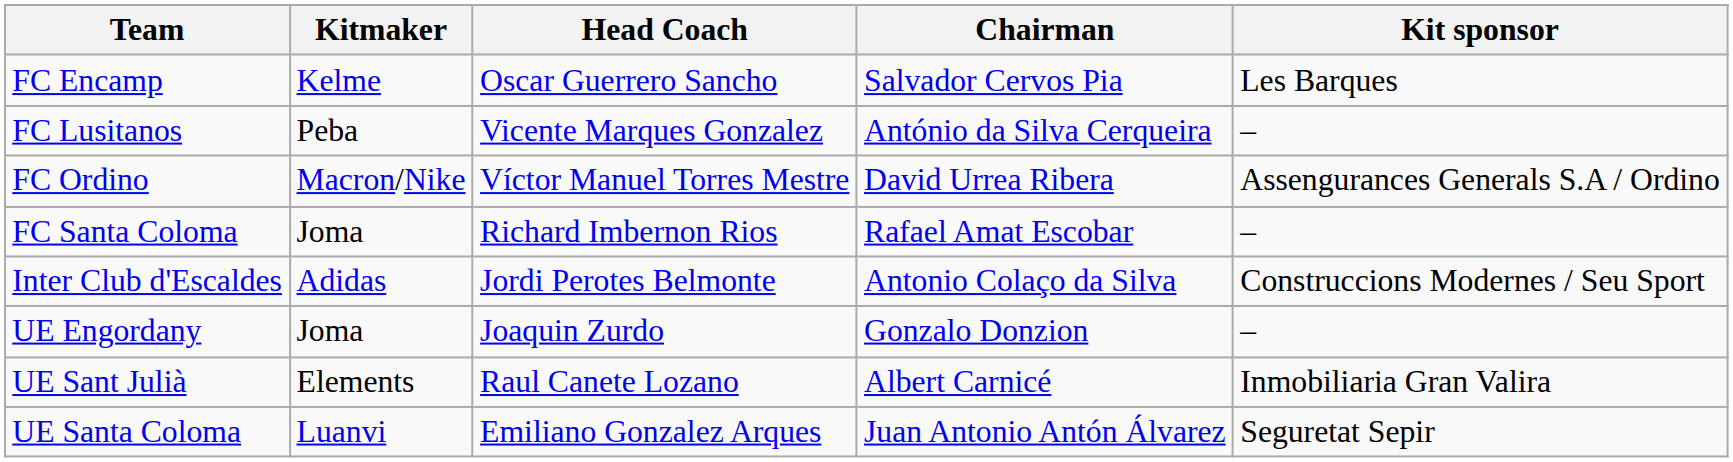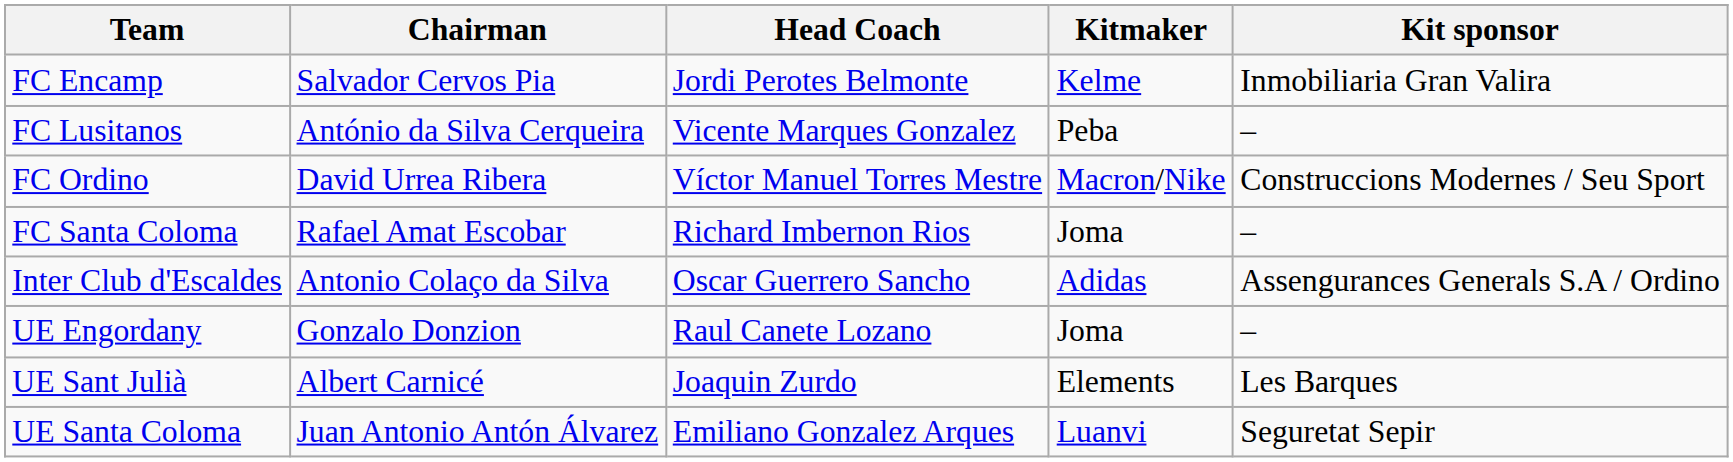columns swapped: (1045, 29) <-> (381, 29)
(629, 79) Oscar Guerrero Sancho -> (821, 79) Jordi Perotes Belmonte
(1319, 79) Les Barques -> (1396, 79) Inmobiliaria Gran Valira
(1480, 180) Assengurances Generals S.A / Ordino -> (1473, 180) Construccions Modernes / Seu Sport
(628, 280) Jordi Perotes Belmonte -> (821, 280) Oscar Guerrero Sancho
(1473, 280) Construccions Modernes / Seu Sport -> (1480, 280) Assengurances Generals S.A / Ordino
(572, 331) Joaquin Zurdo -> (802, 331) Raul Canete Lozano
(609, 381) Raul Canete Lozano -> (765, 381) Joaquin Zurdo
(1396, 381) Inmobiliaria Gran Valira -> (1319, 381) Les Barques
